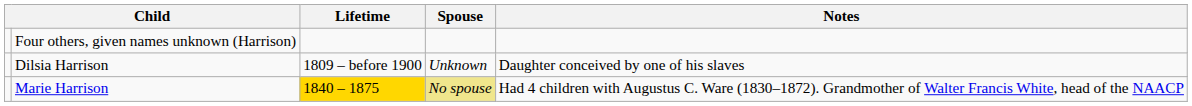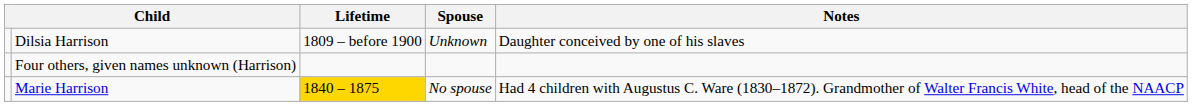rows swapped: (62, 64) <-> (156, 40)
(460, 88) khaki background -> (460, 88) no background
